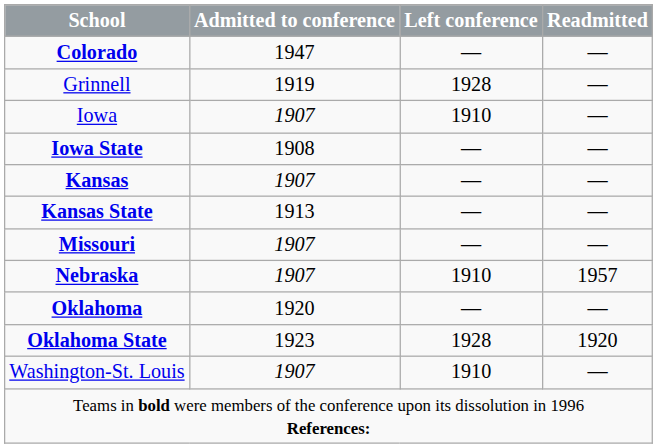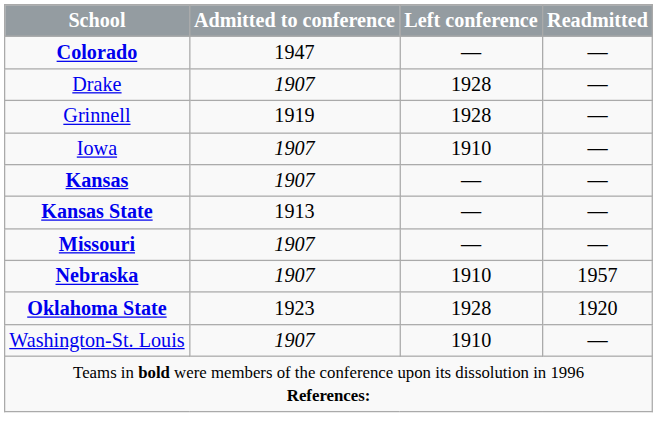+ row: (97, 84)
- row: (97, 148)
- row: (97, 308)
